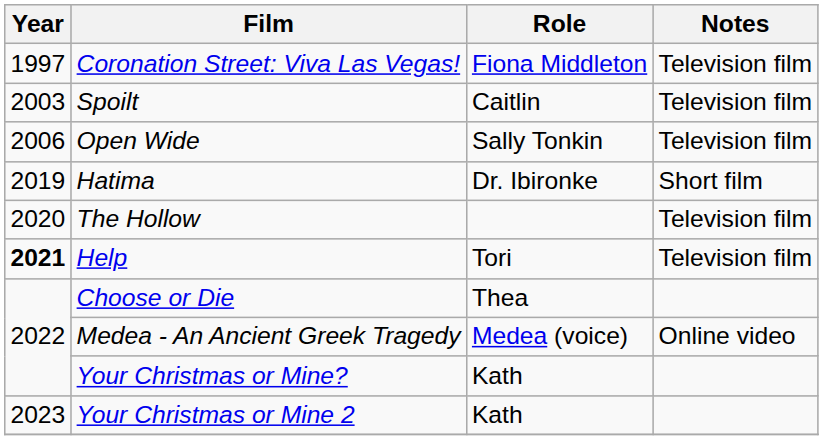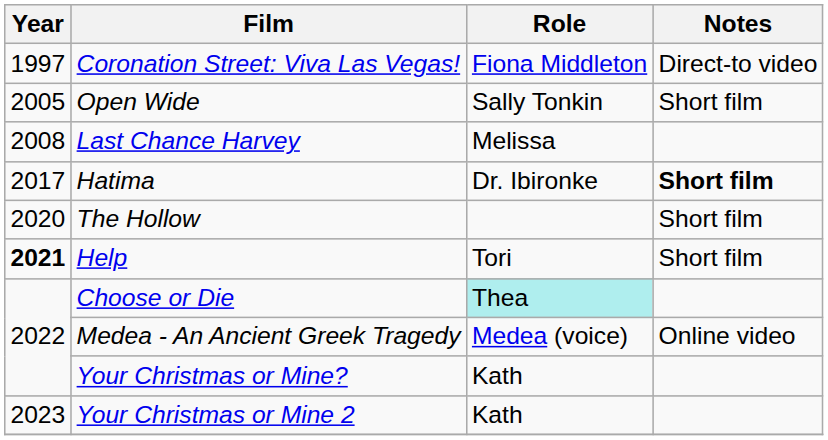(735, 63) Television film -> (738, 63) Direct-to video
- row: (107, 102)
(38, 141) 2006 -> (38, 102) 2005
(735, 141) Television film -> (711, 102) Short film
+ row: (188, 141)
(38, 180) 2019 -> (38, 180) 2017
(711, 180) normal -> (716, 180) bold
(735, 219) Television film -> (711, 219) Short film
(735, 258) Television film -> (711, 258) Short film
(500, 297) no background -> (500, 297) paleturquoise background
